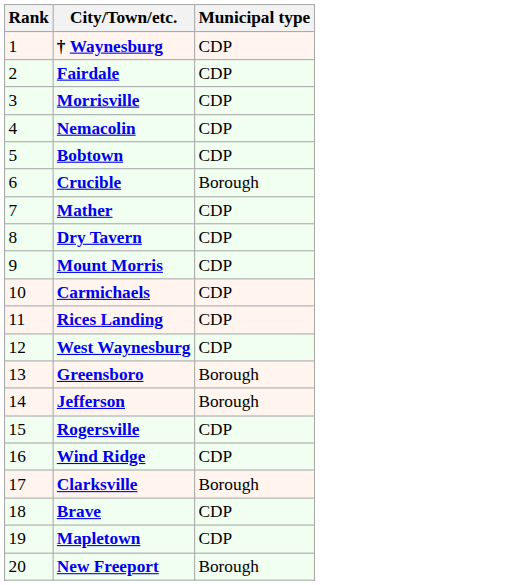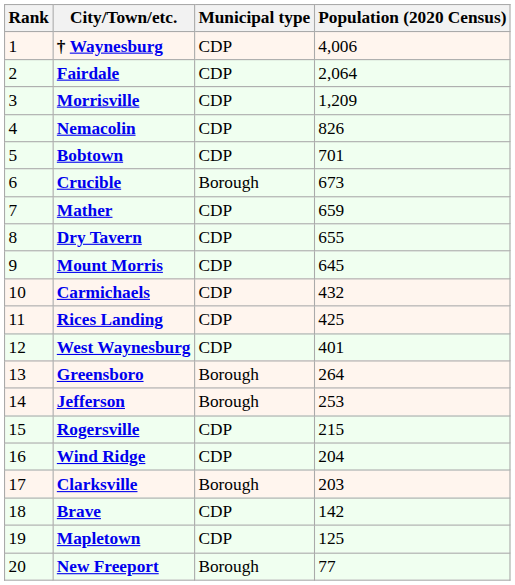+ column: (412, 18)
